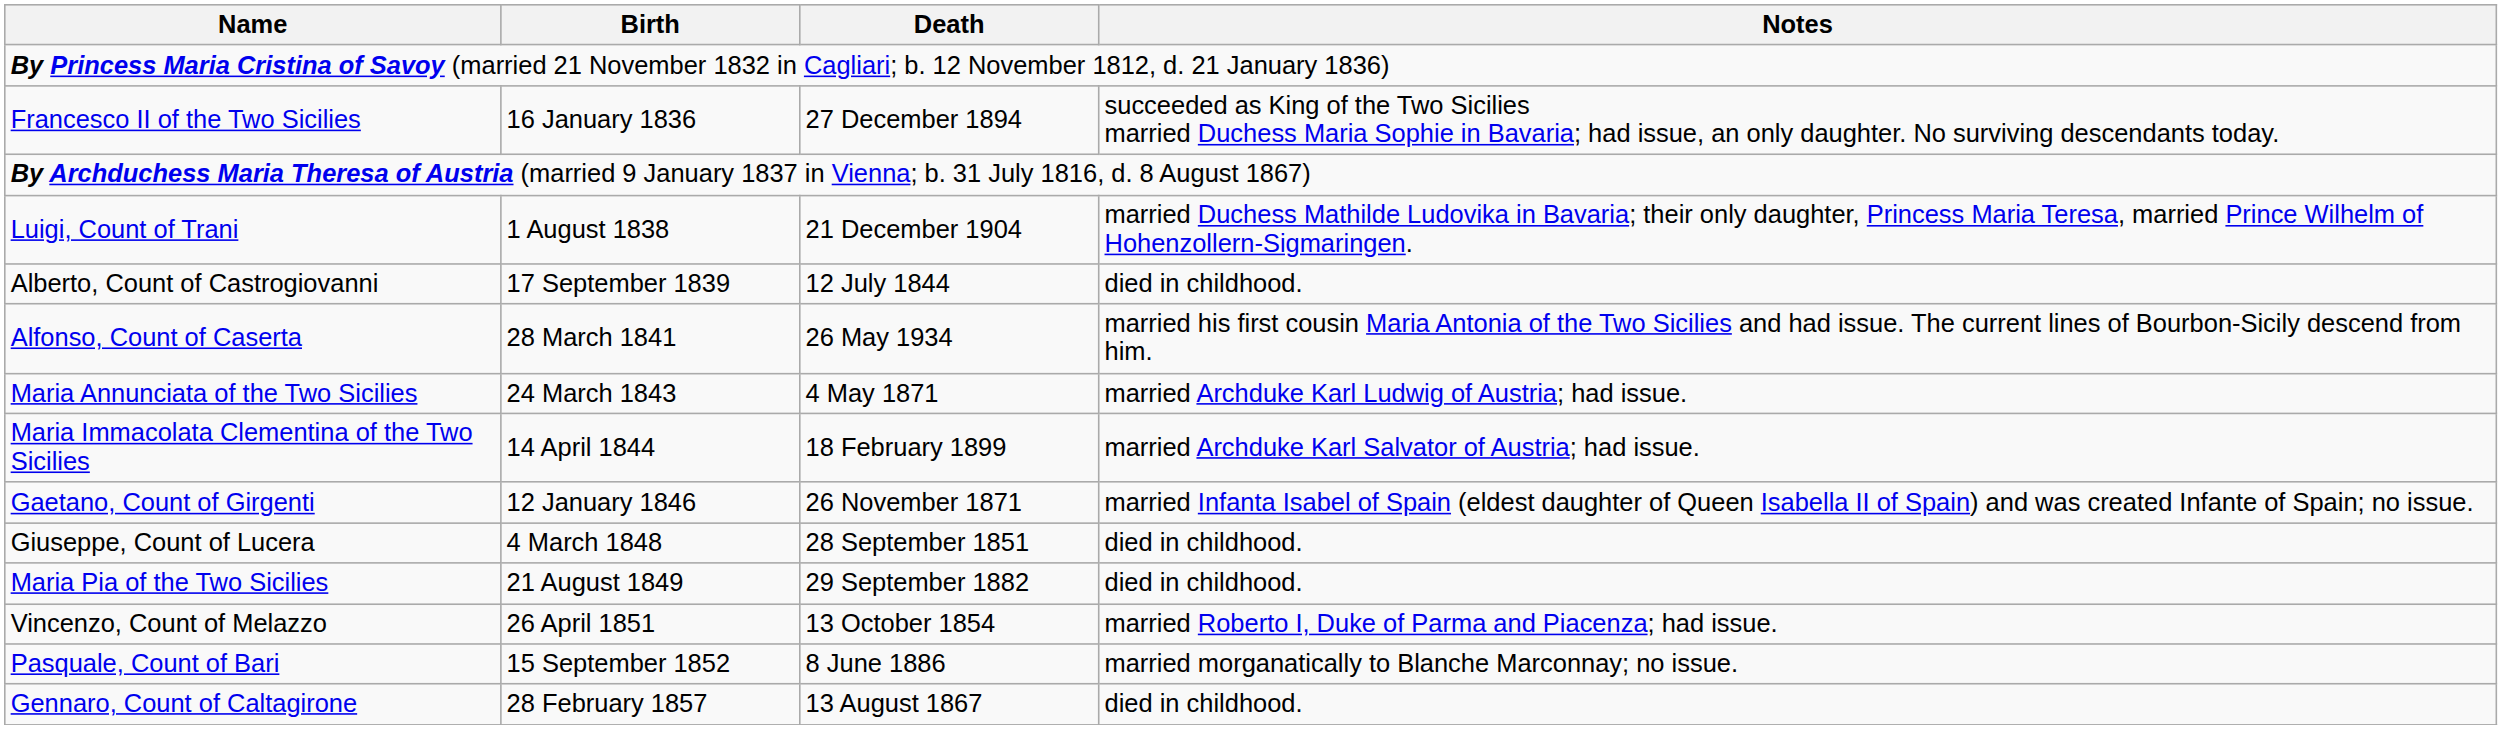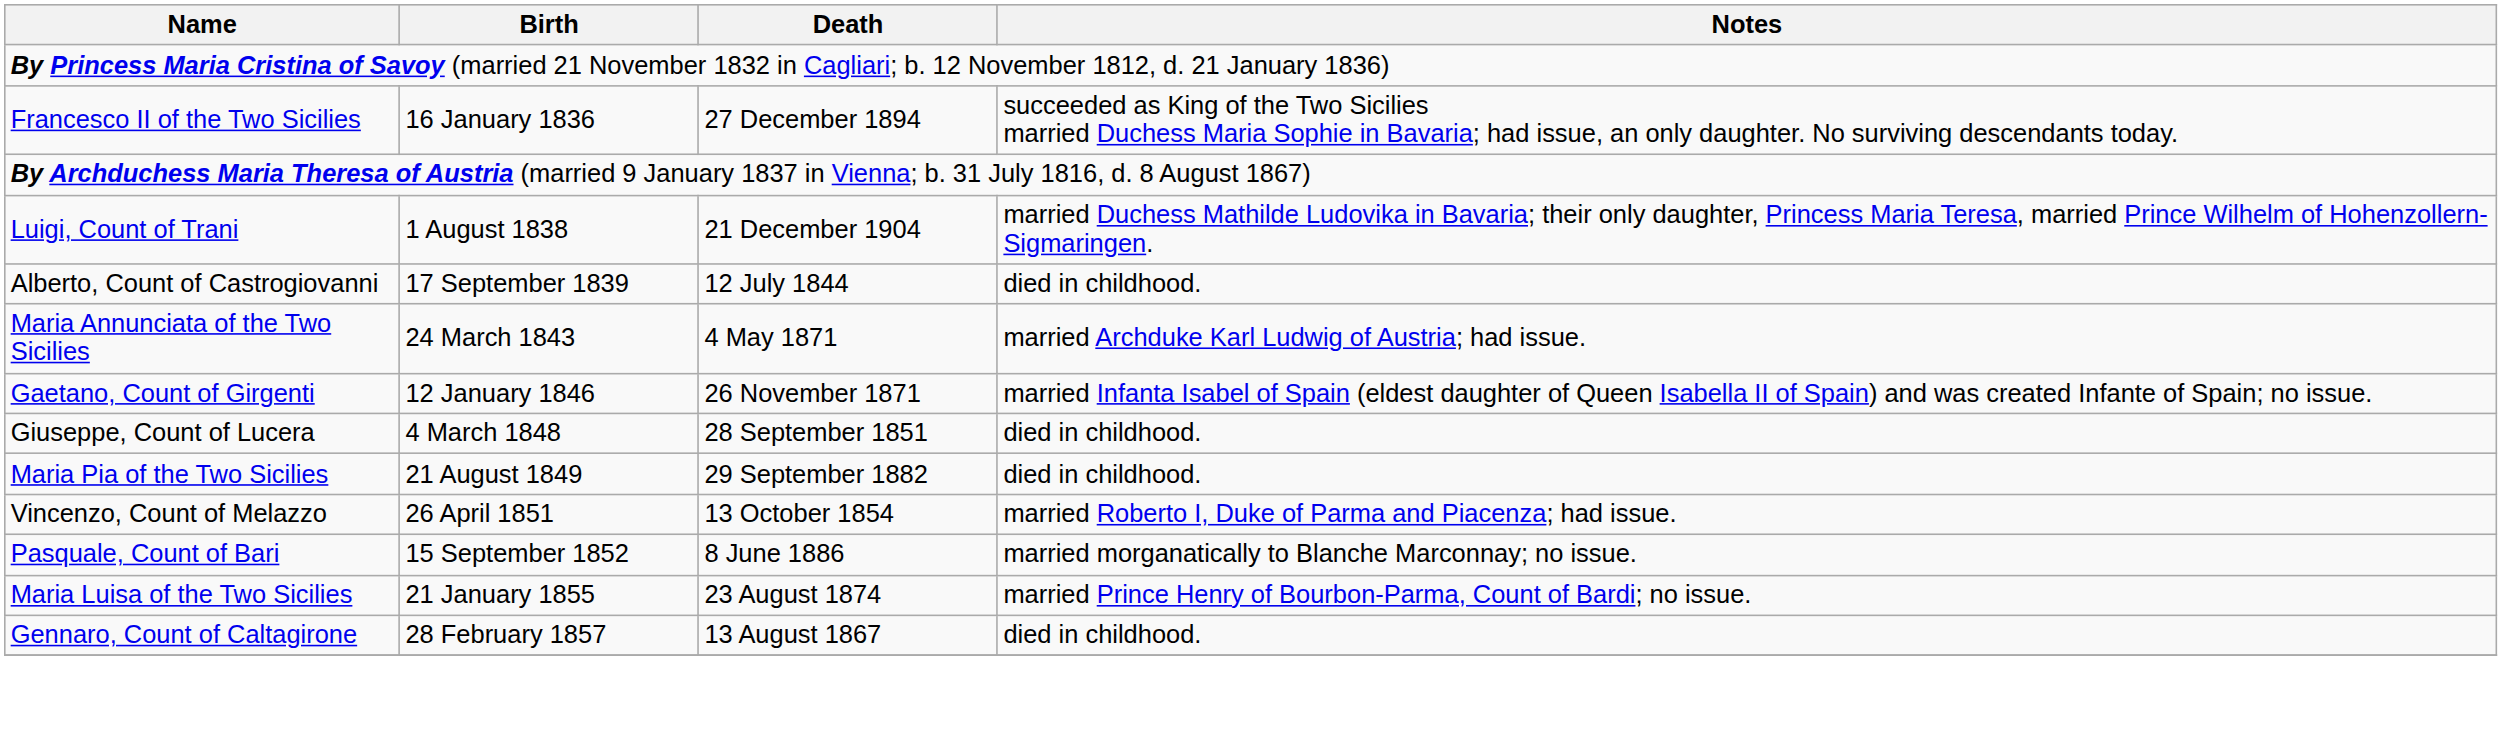- row: (156, 338)
- row: (242, 447)
+ row: (182, 594)
